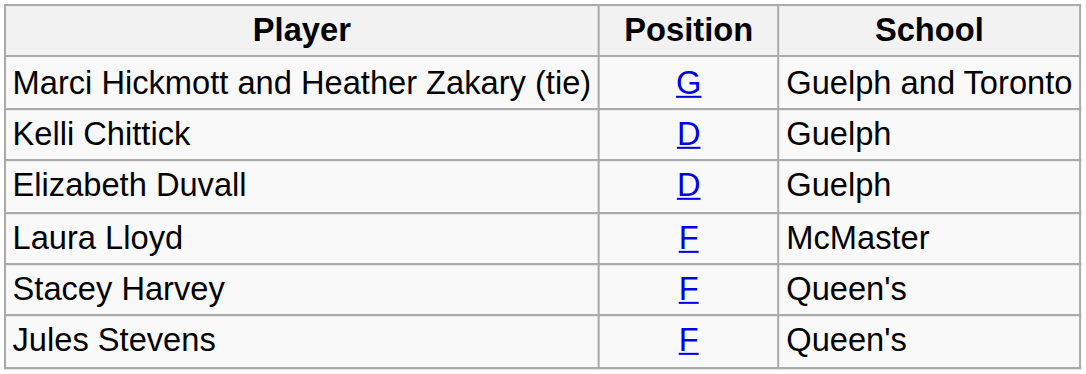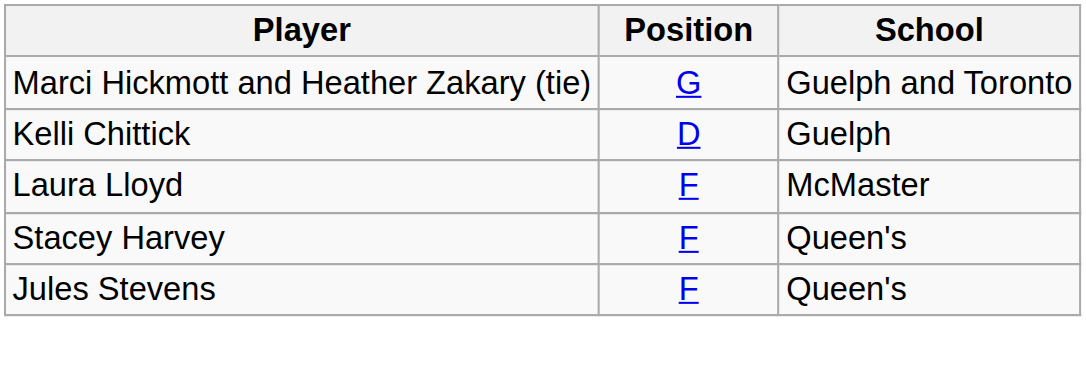- row: (130, 185)
